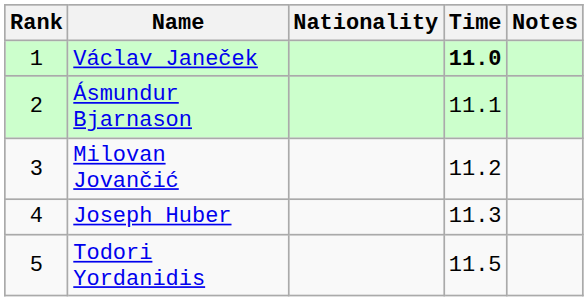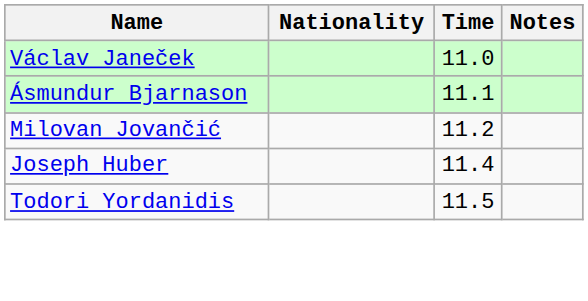- column: (36, 23)
(475, 59) bold -> (468, 59) normal
(475, 217) 11.3 -> (468, 166) 11.4
